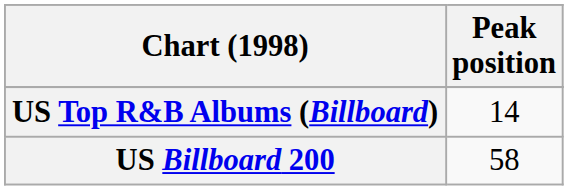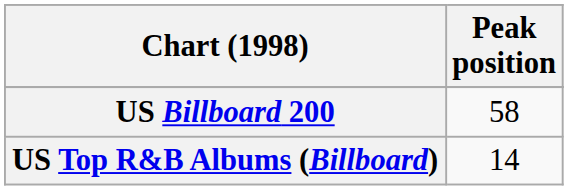rows swapped: (225, 160) <-> (225, 111)
